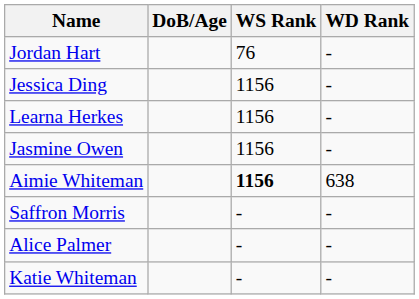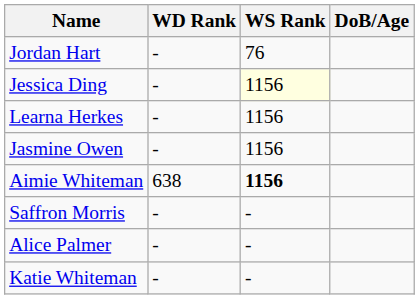columns swapped: (190, 20) <-> (367, 20)
(255, 84) no background -> (264, 84) lightyellow background
